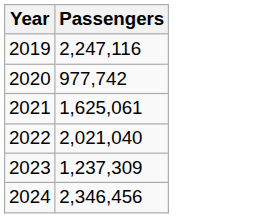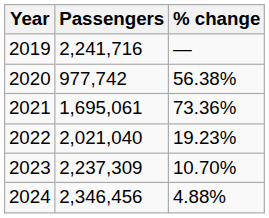+ column: (217, 19)
(100, 49) 2,247,116 -> (101, 49) 2,241,716
(101, 108) 1,625,061 -> (101, 108) 1,695,061
(101, 167) 1,237,309 -> (101, 167) 2,237,309
